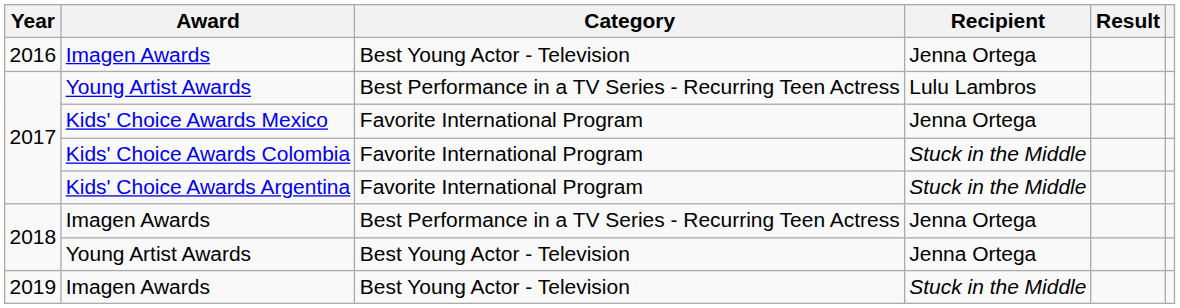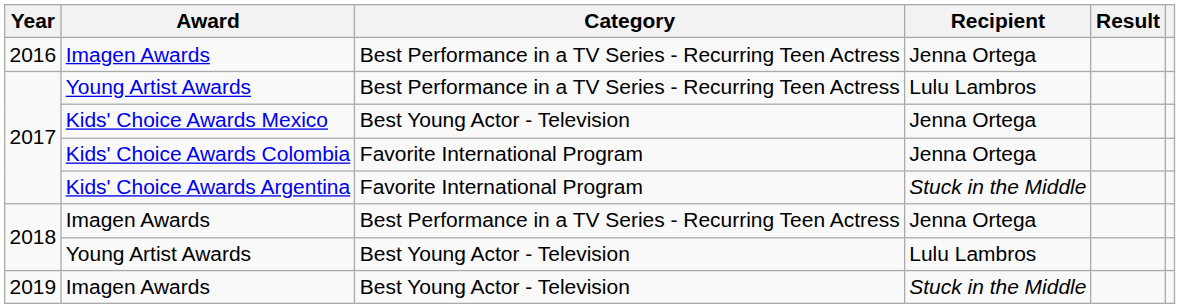(495, 54) Best Young Actor - Television -> (630, 54) Best Performance in a TV Series - Recurring Teen Actress
(501, 120) Favorite International Program -> (495, 120) Best Young Actor - Television
(998, 154) Stuck in the Middle -> (973, 154) Jenna Ortega
(973, 253) Jenna Ortega -> (973, 253) Lulu Lambros
